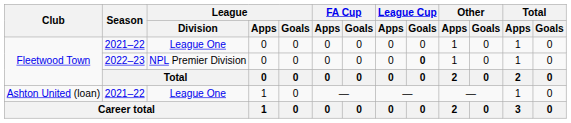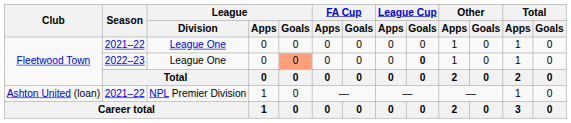(198, 61) NPL Premier Division -> (198, 61) League One
(296, 61) no background -> (296, 61) lightsalmon background
(198, 93) League One -> (198, 93) NPL Premier Division
